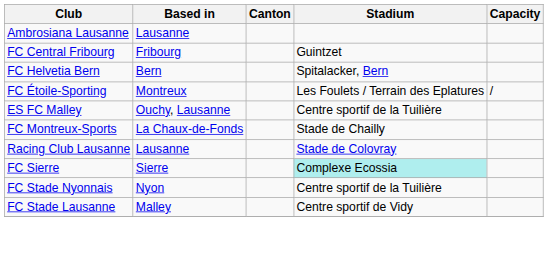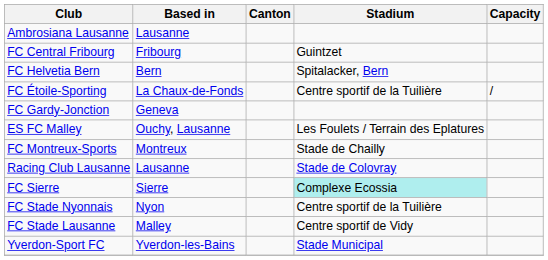(161, 91) Montreux -> (190, 91) La Chaux-de-Fonds
(390, 91) Les Foulets / Terrain des Eplatures -> (369, 91) Centre sportif de la Tuilière
+ row: (58, 110)
(369, 110) Centre sportif de la Tuilière -> (390, 129) Les Foulets / Terrain des Eplatures
(190, 129) La Chaux-de-Fonds -> (161, 149) Montreux
+ row: (56, 245)
